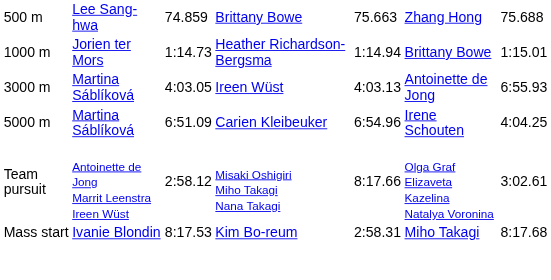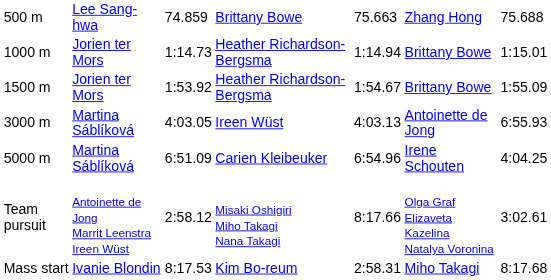+ row: (27, 87)
